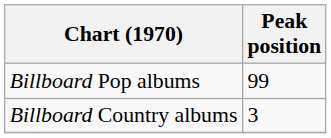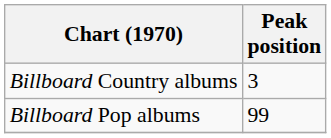rows swapped: (124, 115) <-> (105, 80)
